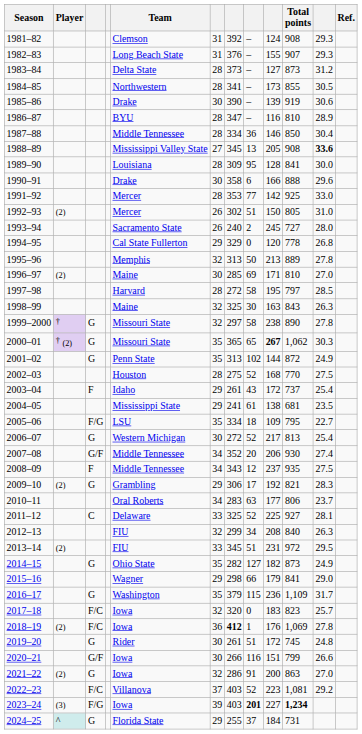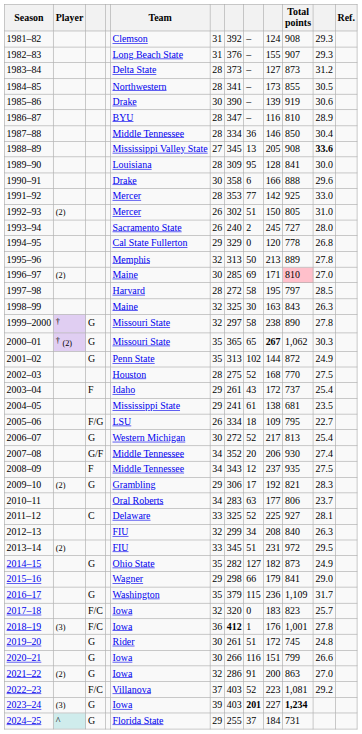(293, 275) no background -> (293, 275) pink background
(217, 422) 35 -> (217, 422) 26
(61, 627) (2) -> (61, 627) (3)
(296, 626) 1,069 -> (296, 626) 1,001
(96, 658) G/F -> (92, 658) G
(96, 705) F/G -> (92, 705) G
